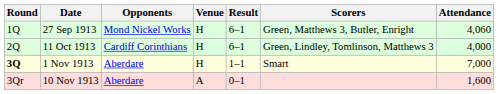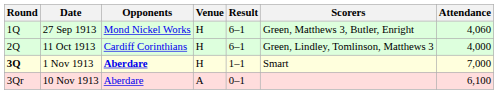(124, 64) normal -> (126, 64) bold
(479, 81) 1,600 -> (479, 81) 6,100
